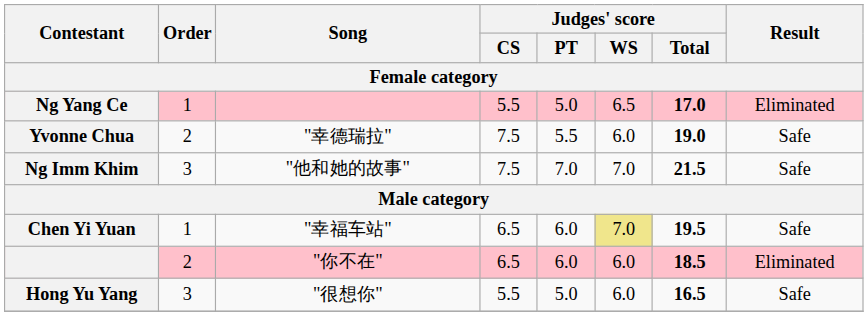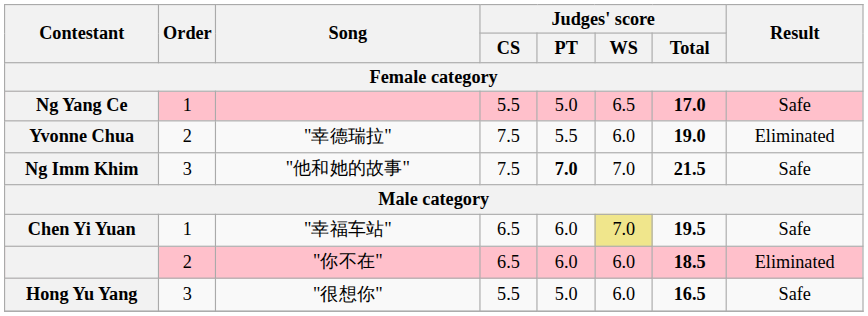(795, 105) Eliminated -> (795, 105) Safe
(795, 136) Safe -> (795, 136) Eliminated
(566, 168) normal -> (566, 168) bold
